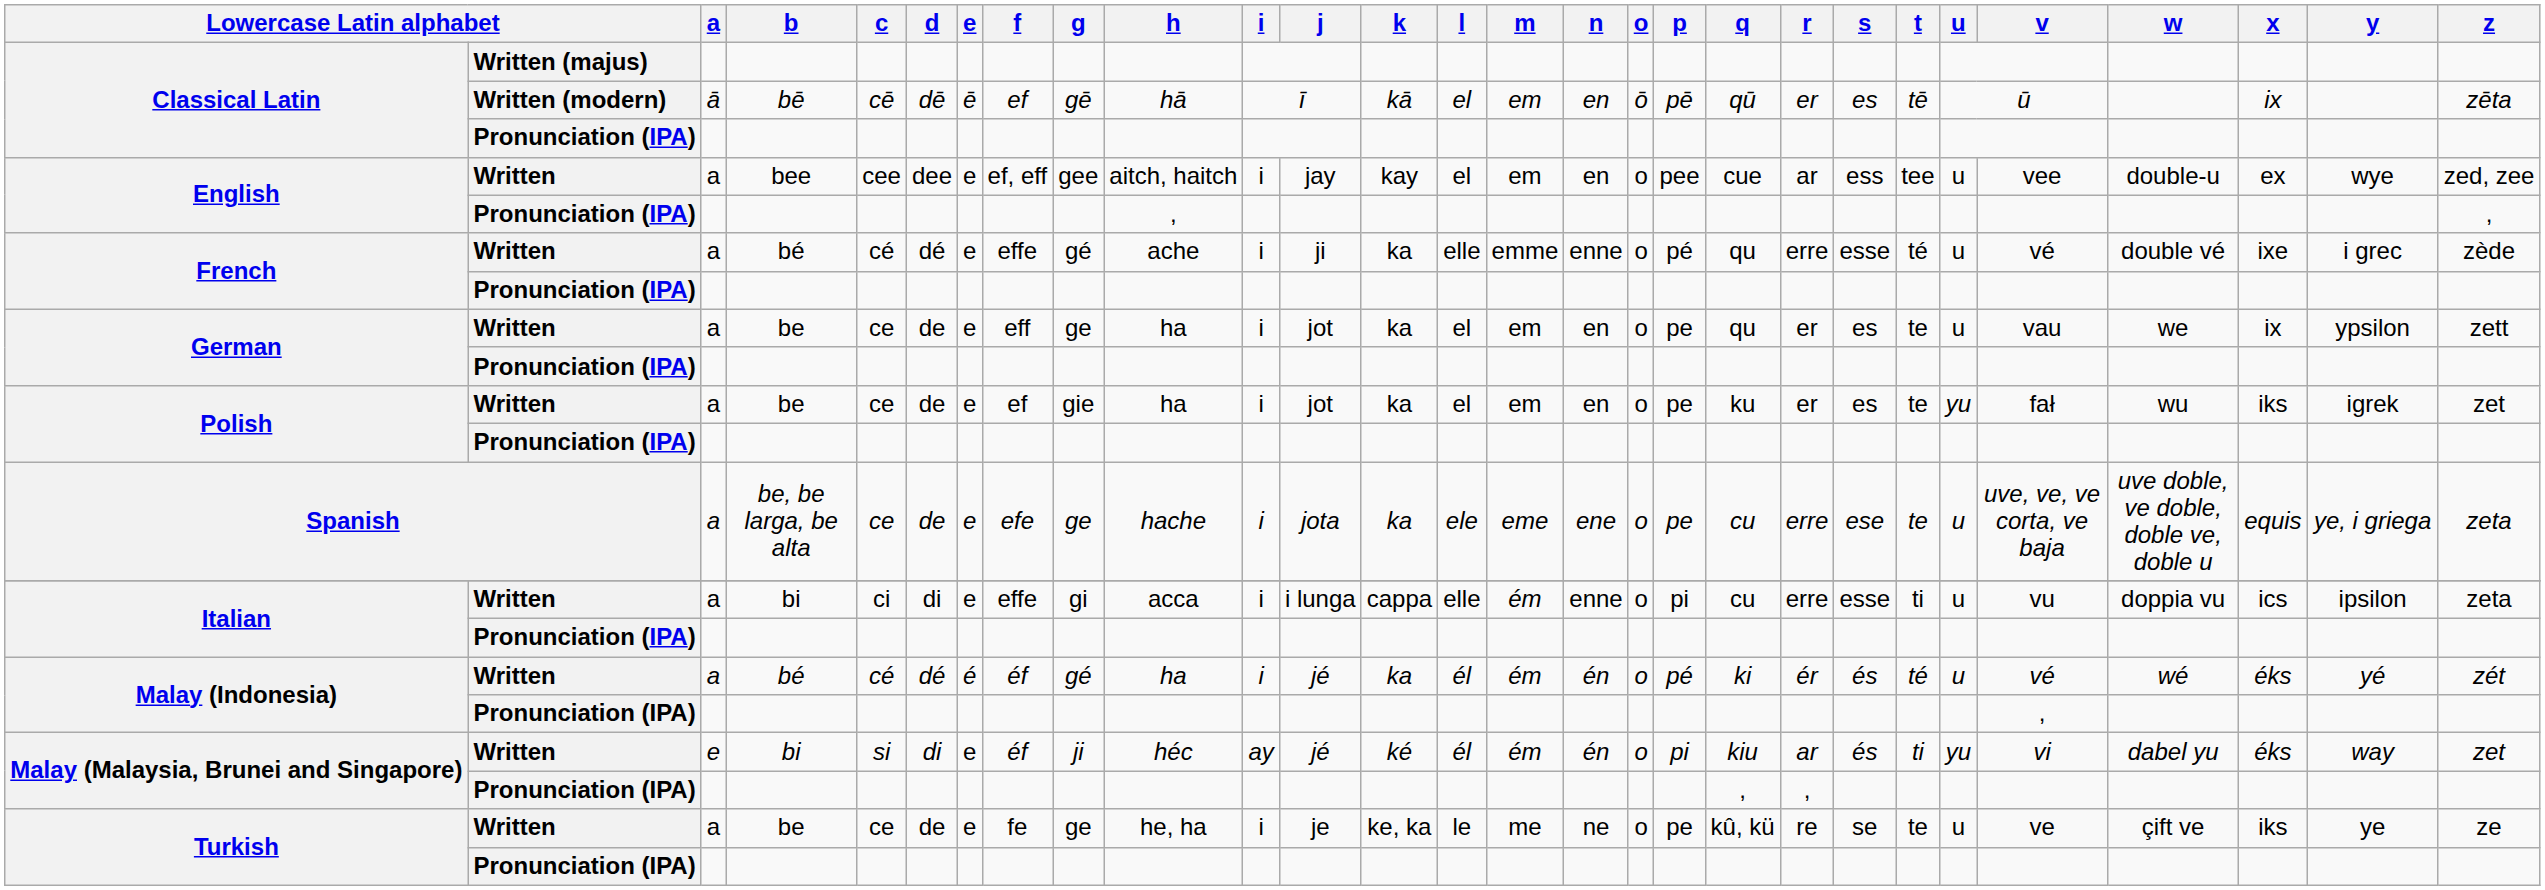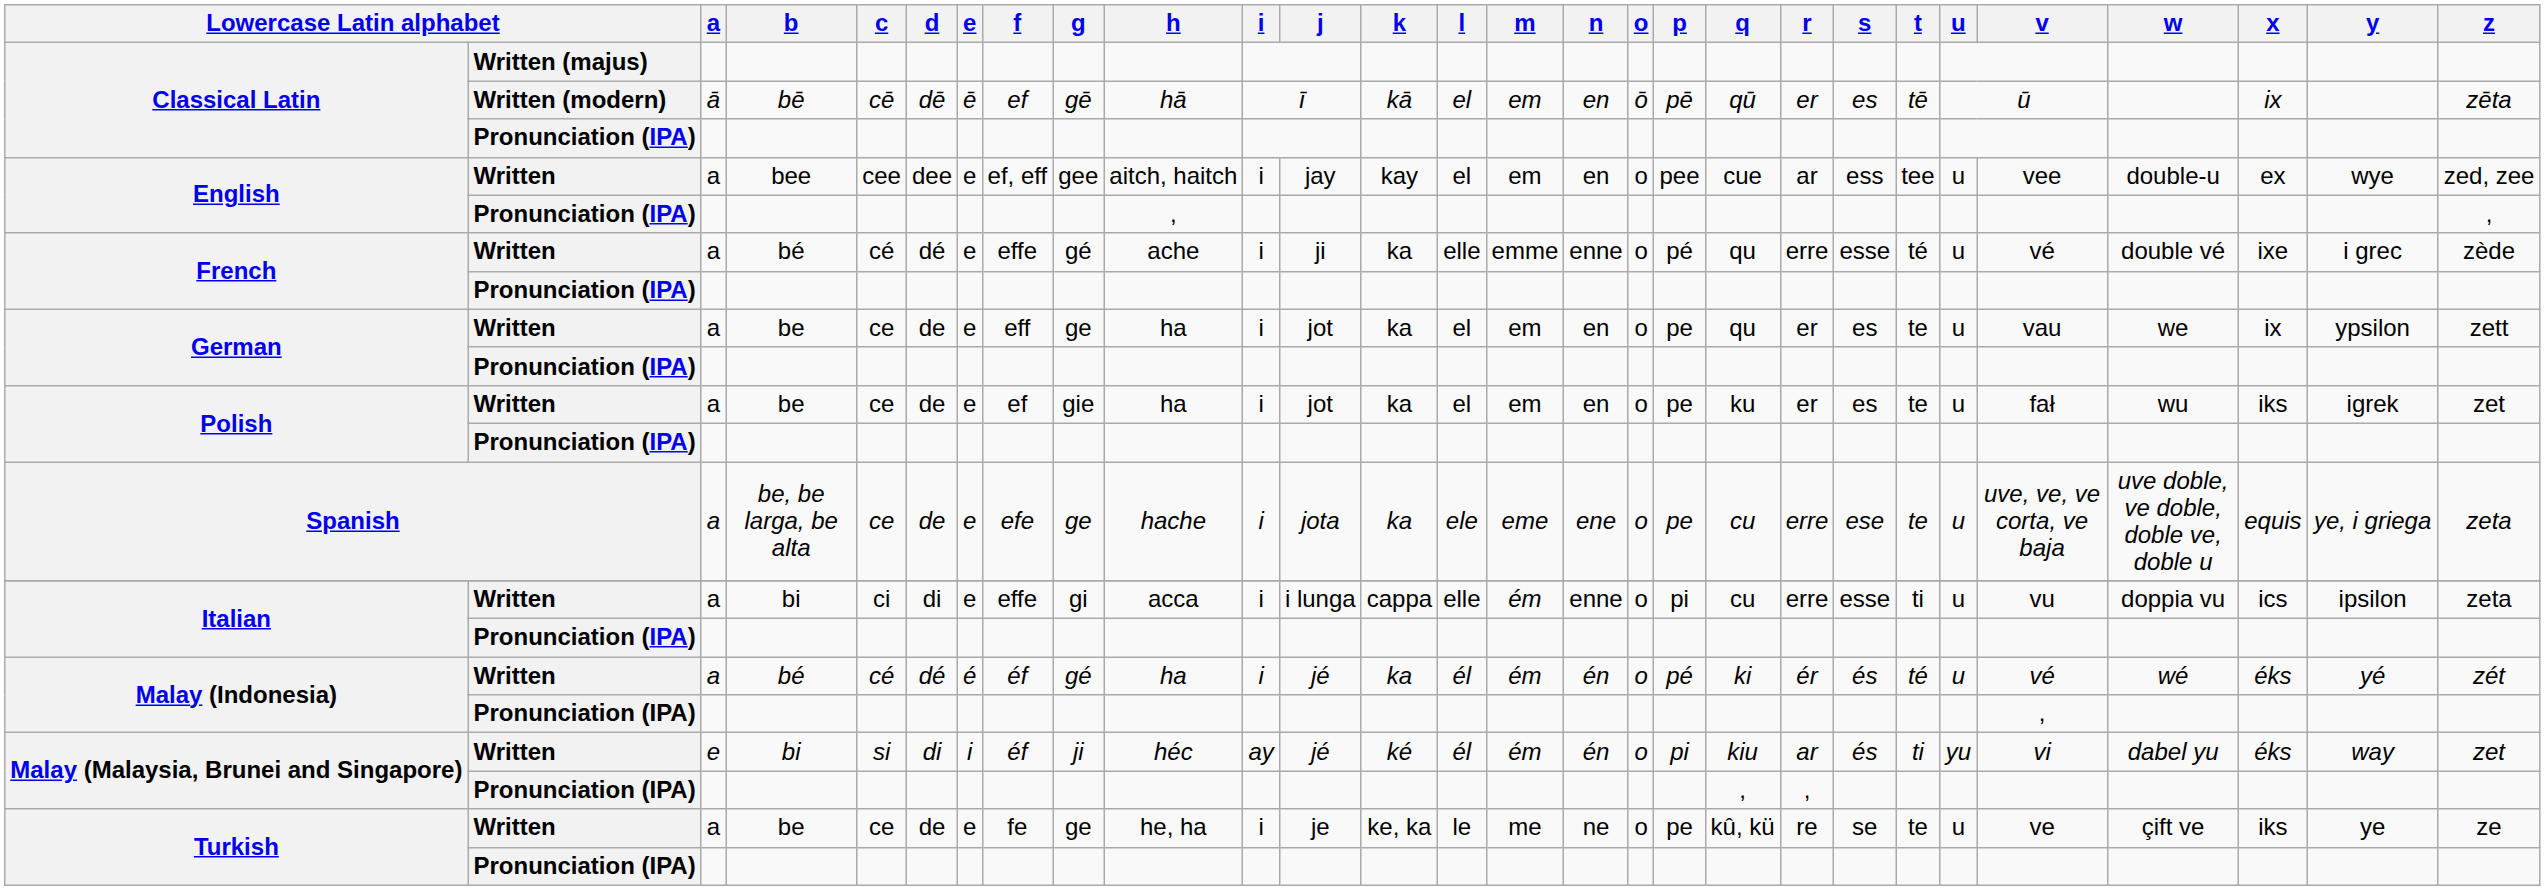(1958, 404) yu -> (1958, 404) u
(970, 751) e -> (970, 751) i
